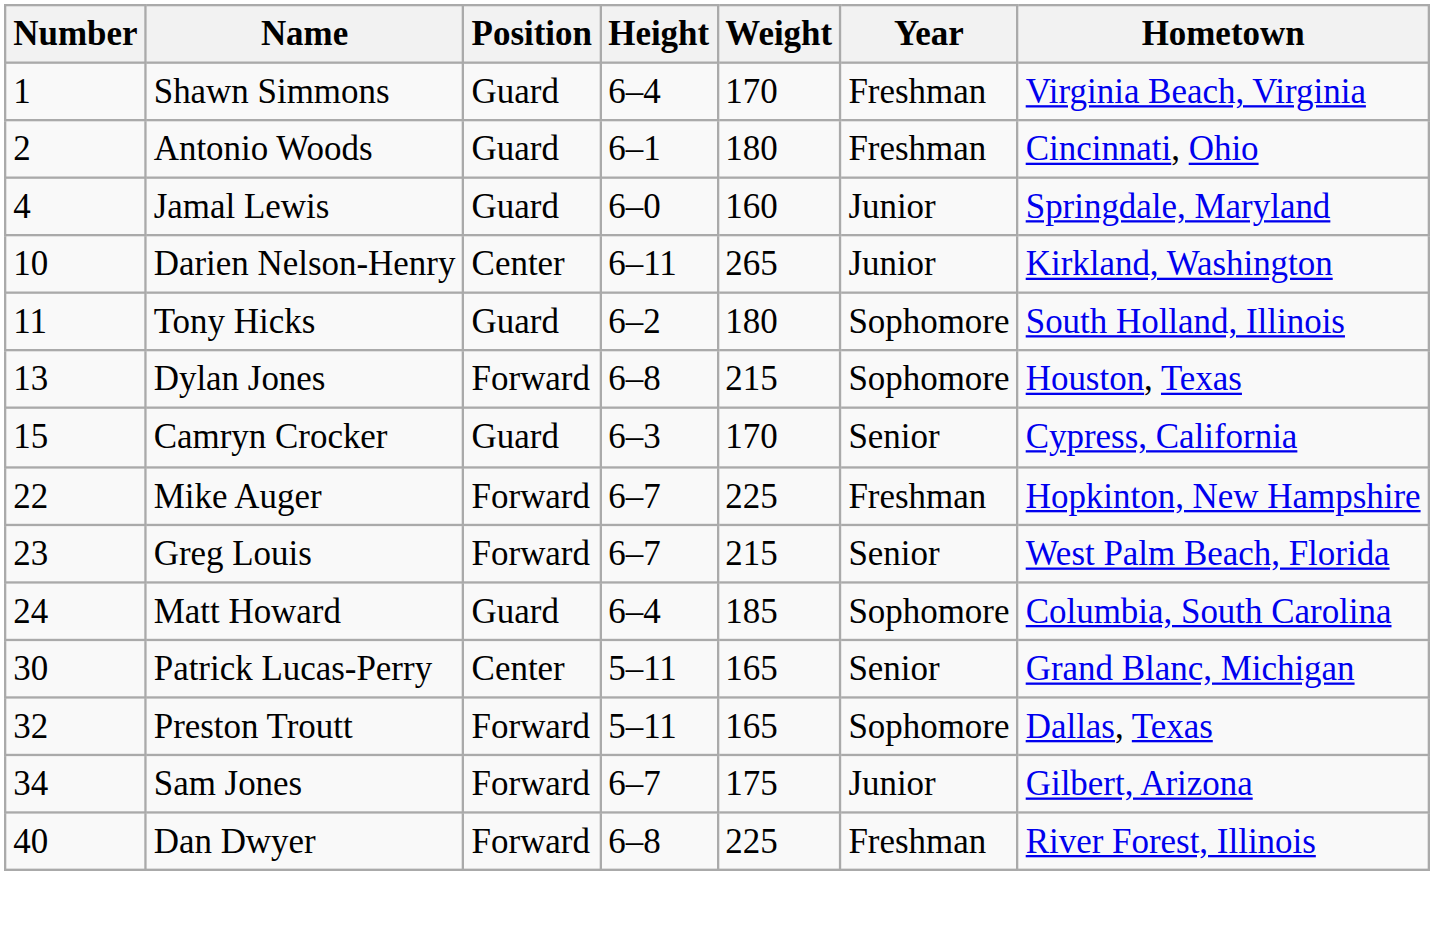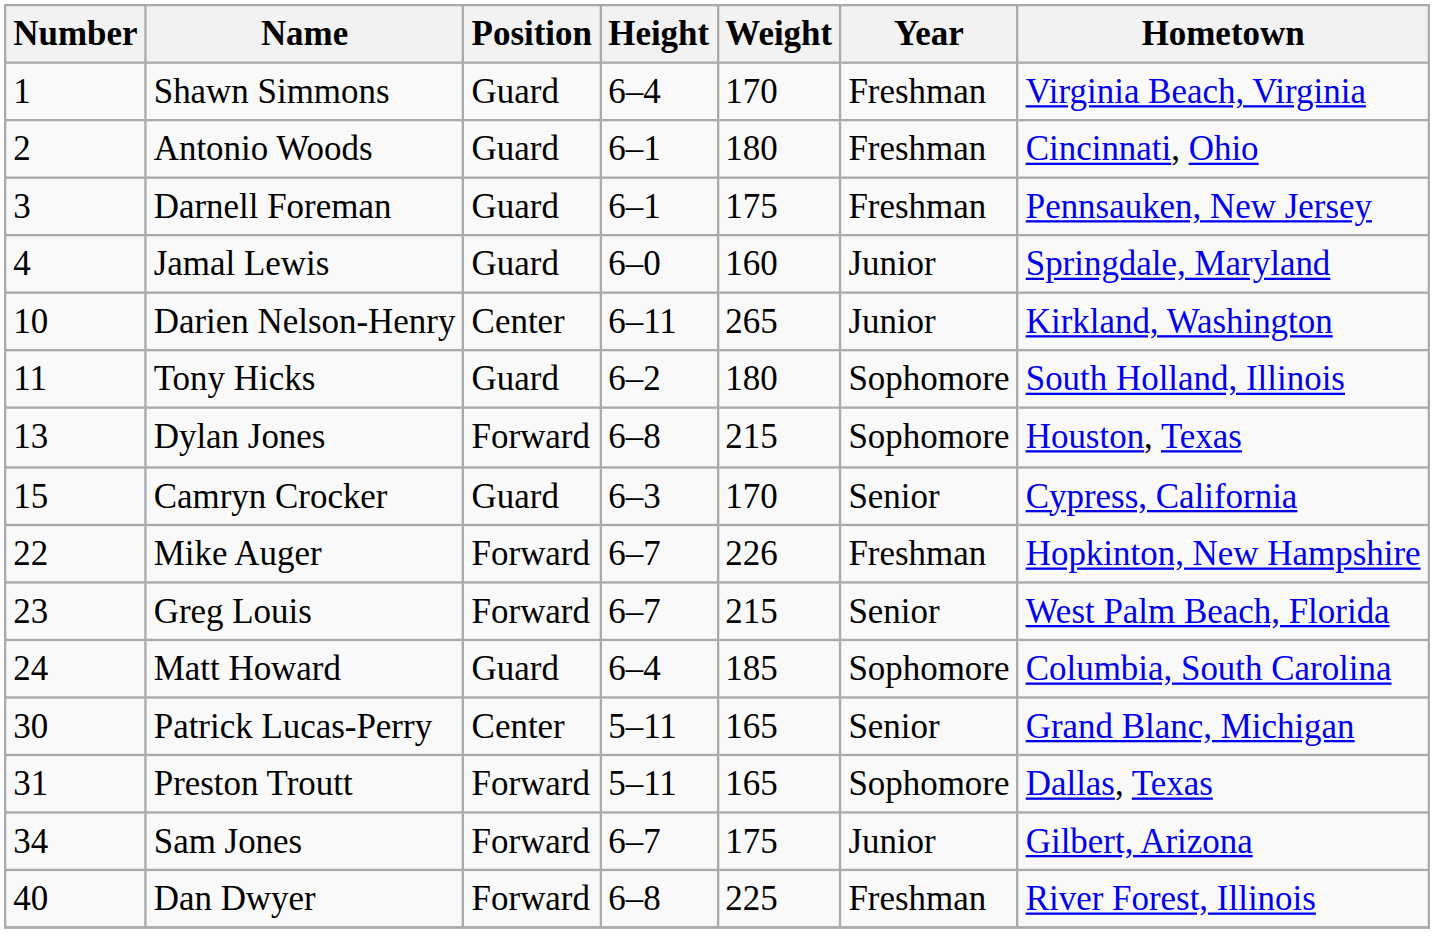+ row: (273, 206)
(752, 494) 225 -> (752, 552) 226
(31, 725) 32 -> (31, 782) 31
